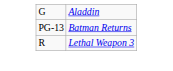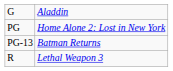+ row: (14, 27)
